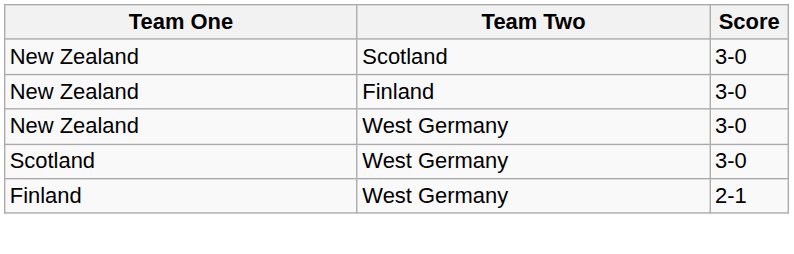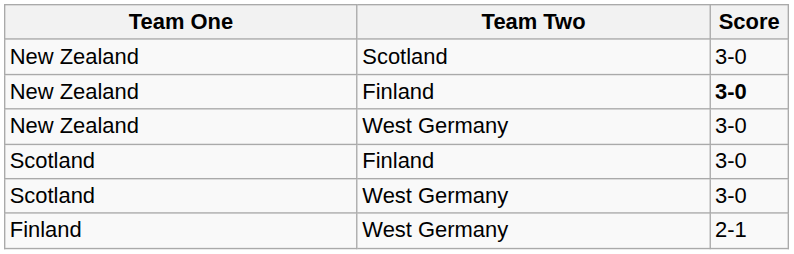(731, 91) normal -> (731, 91) bold
+ row: (52, 160)
